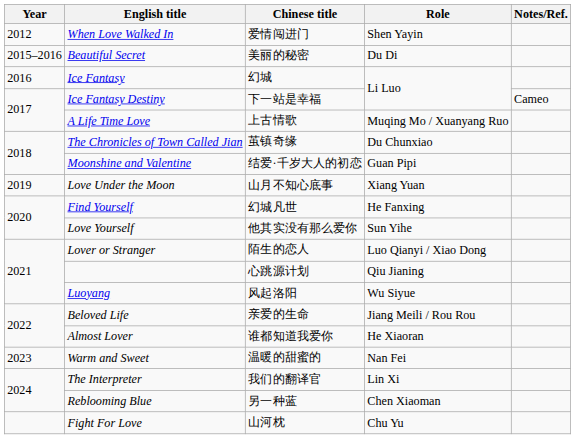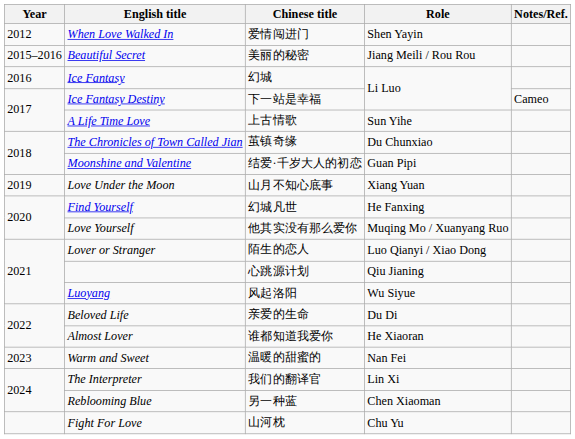(382, 56) Du Di -> (421, 56) Jiang Meili / Rou Rou
(438, 120) Muqing Mo / Xuanyang Ruo -> (390, 120) Sun Yihe
(390, 228) Sun Yihe -> (438, 228) Muqing Mo / Xuanyang Ruo
(421, 314) Jiang Meili / Rou Rou -> (382, 314) Du Di
